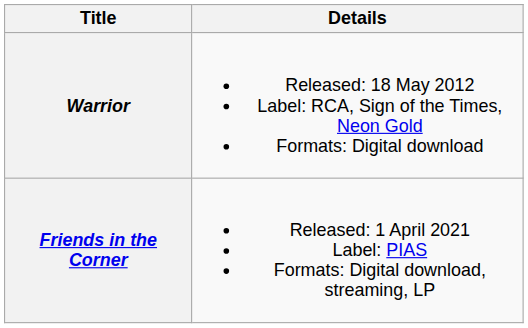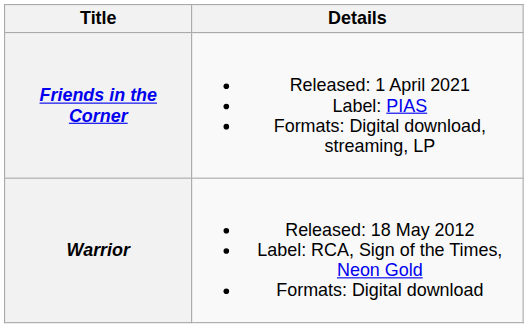rows swapped: (98, 105) <-> (98, 250)
